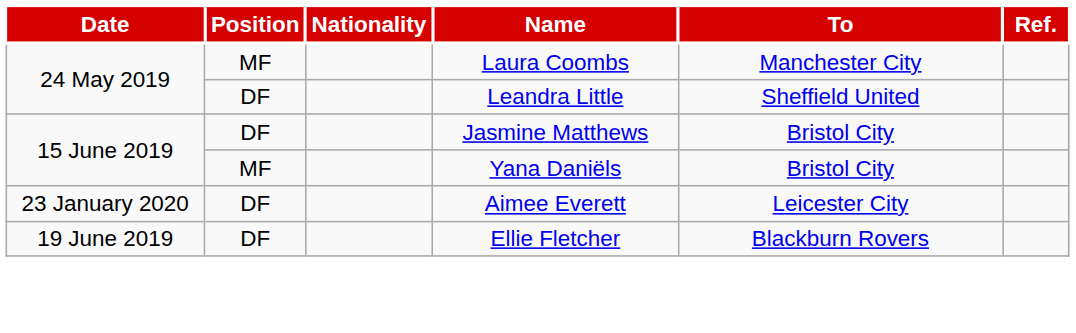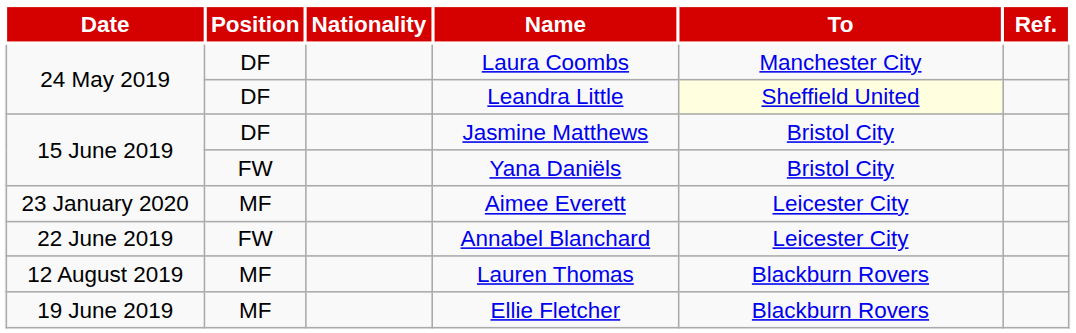(255, 62) MF -> (255, 62) DF
(840, 97) no background -> (840, 97) lightyellow background
(255, 168) MF -> (255, 168) FW
(255, 203) DF -> (255, 203) MF
+ row: (555, 239)
+ row: (555, 274)
(255, 239) DF -> (255, 310) MF
